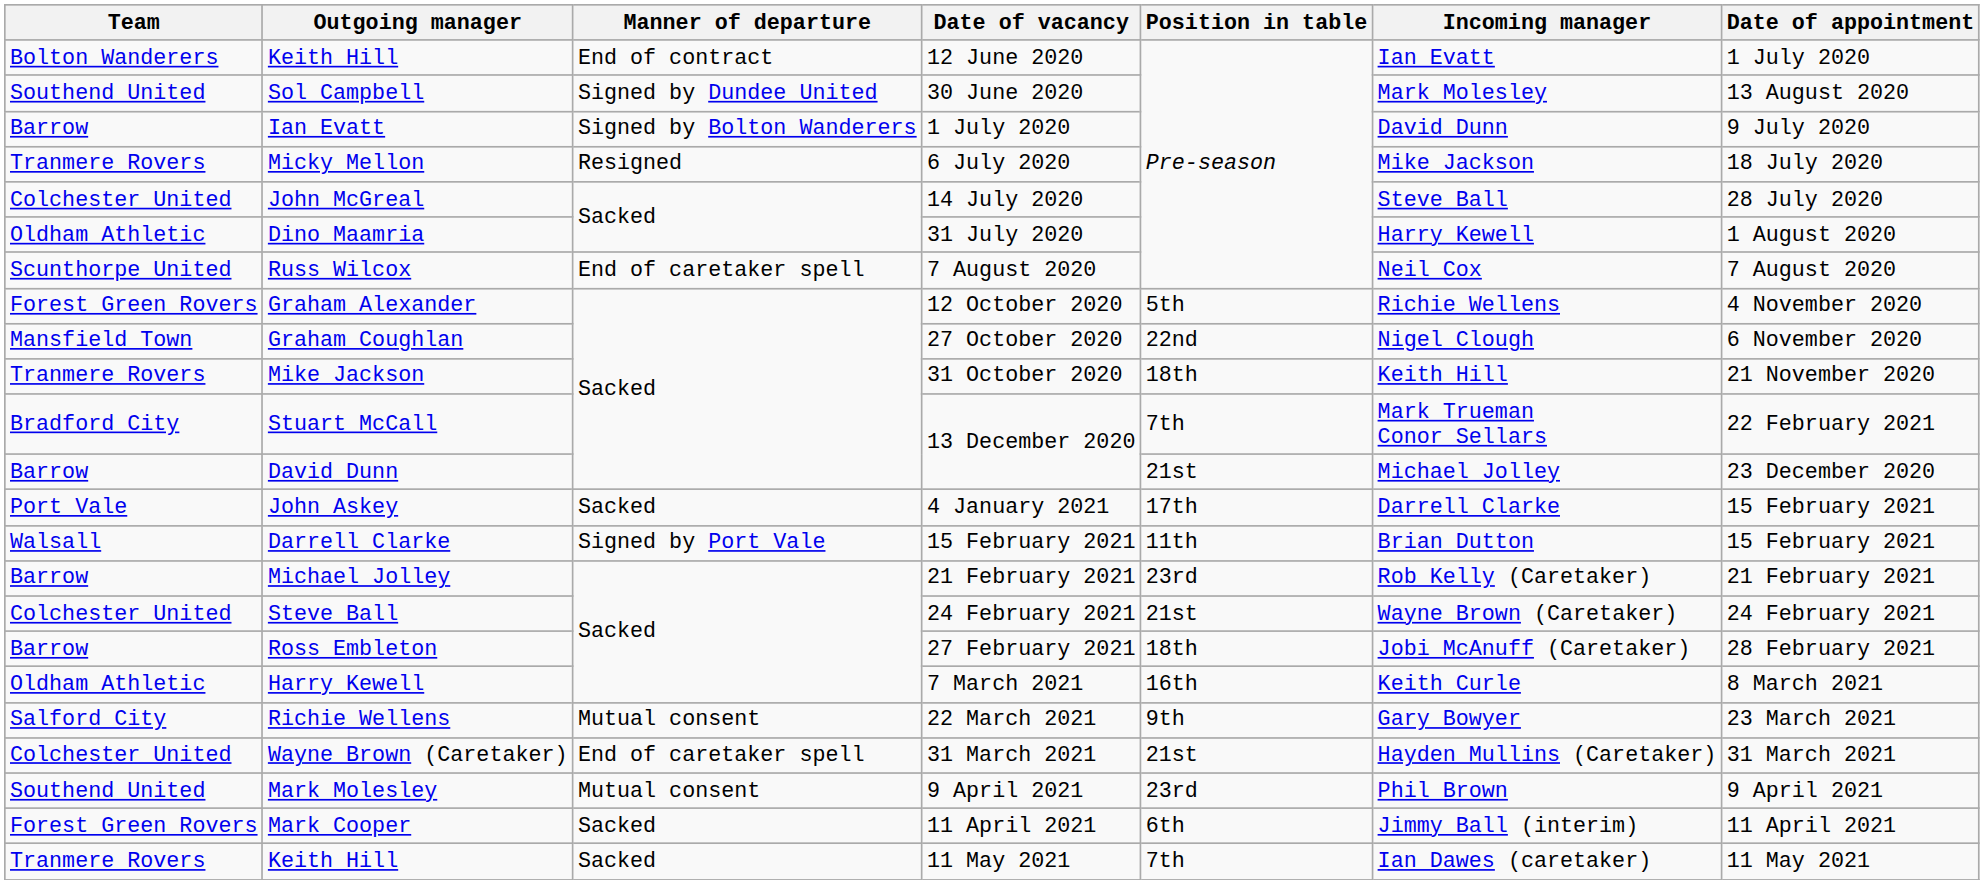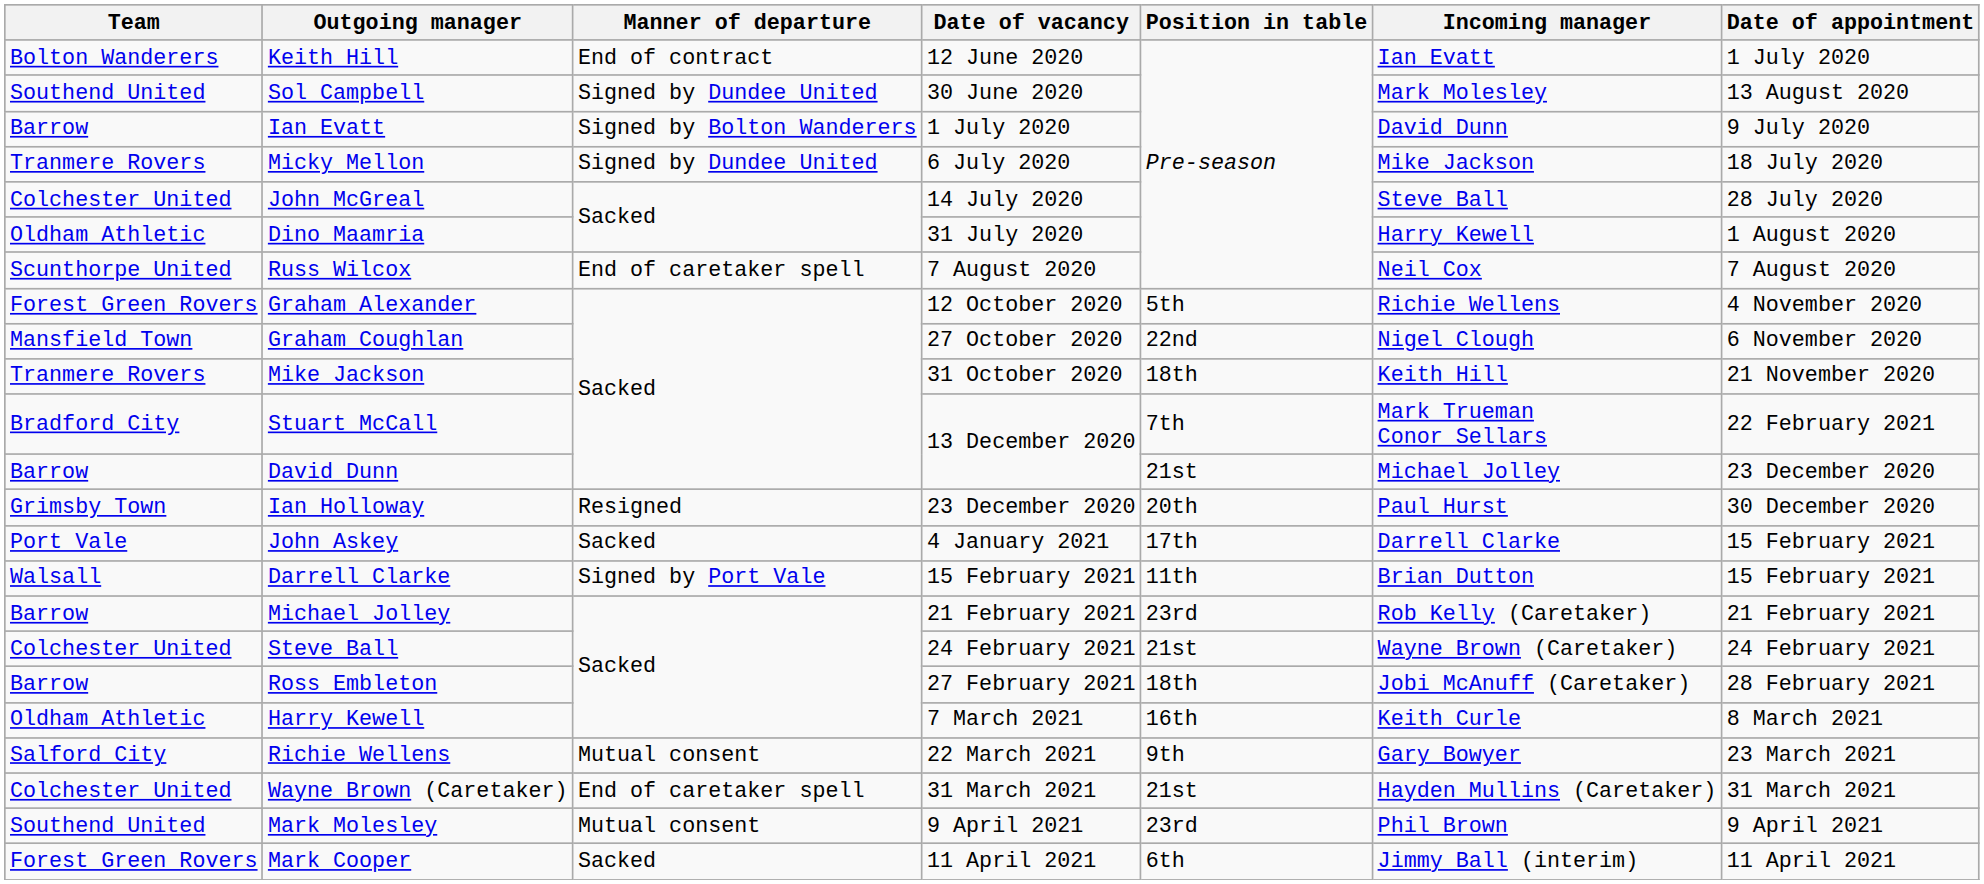(630, 164) Resigned -> (728, 164) Signed by Dundee United
+ row: (346, 508)
- row: (333, 861)
